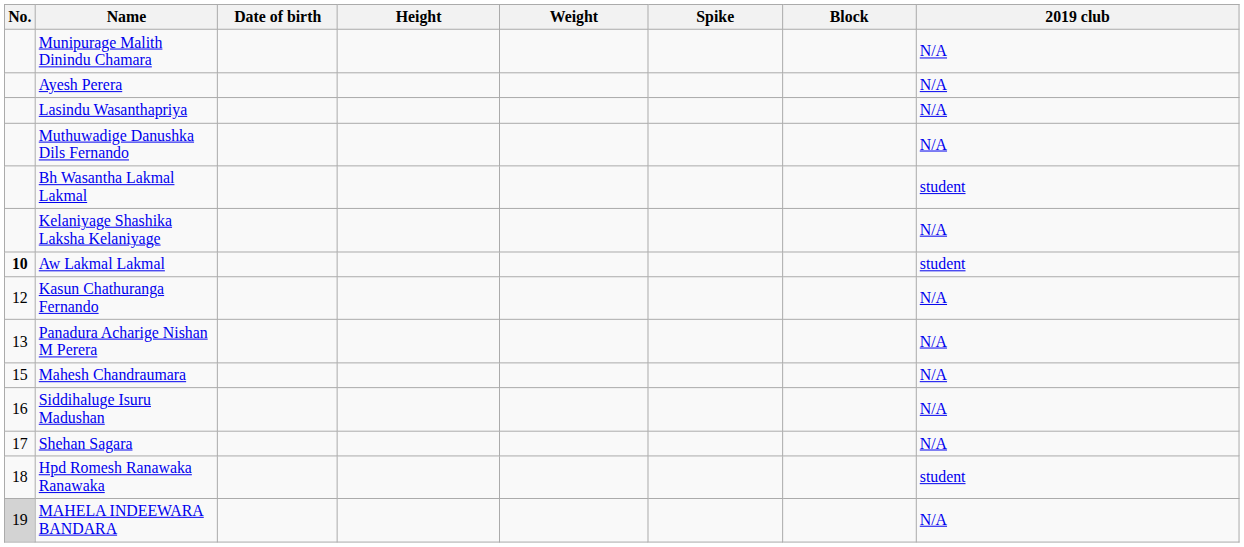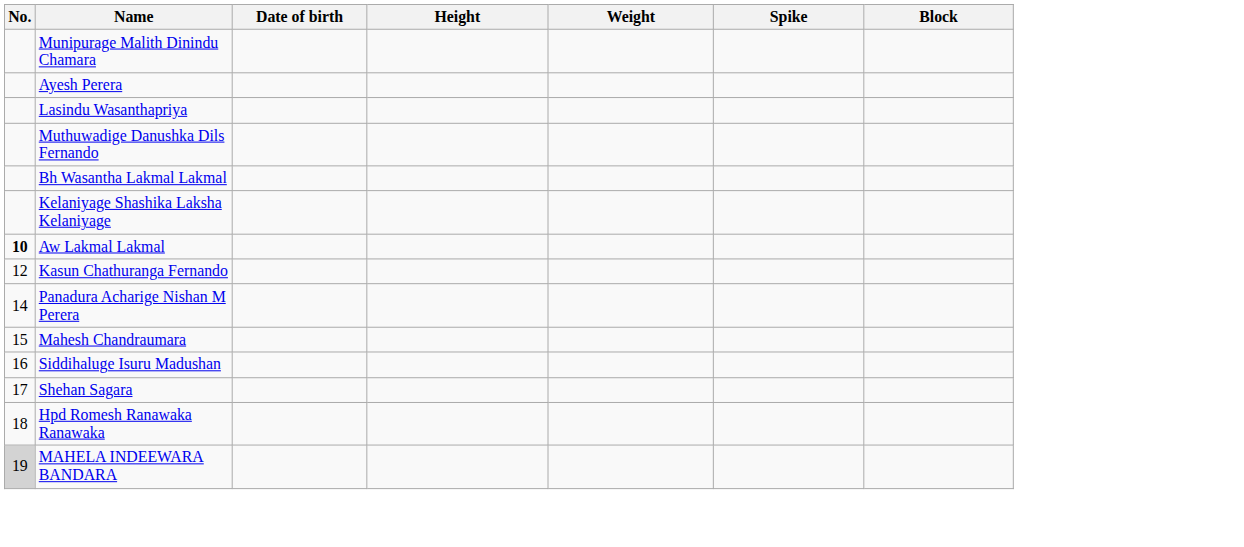- column: (1078, 17)
(20, 341) 13 -> (20, 305) 14
